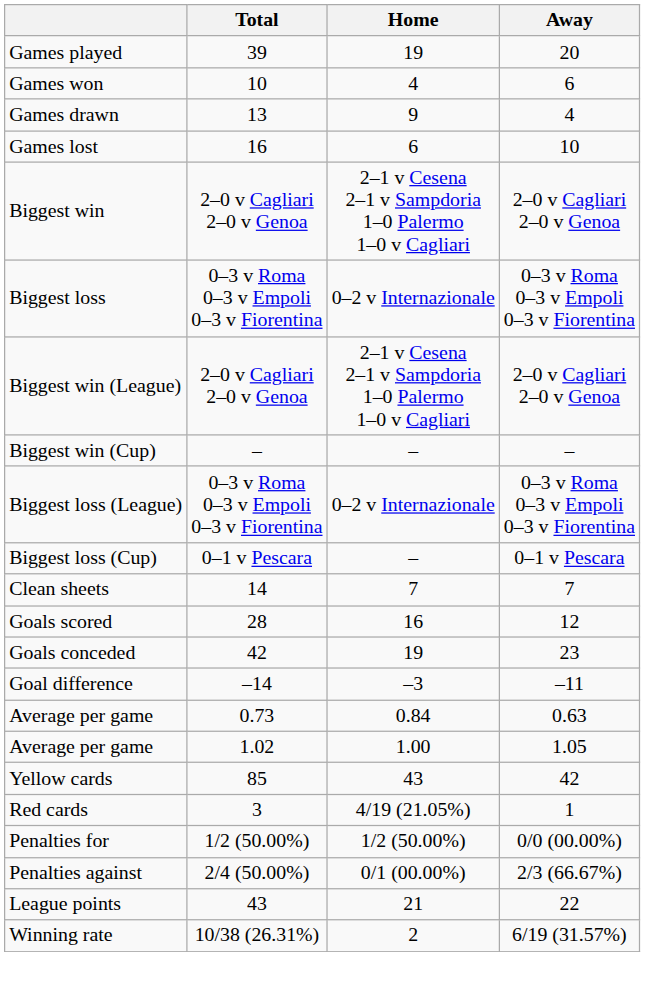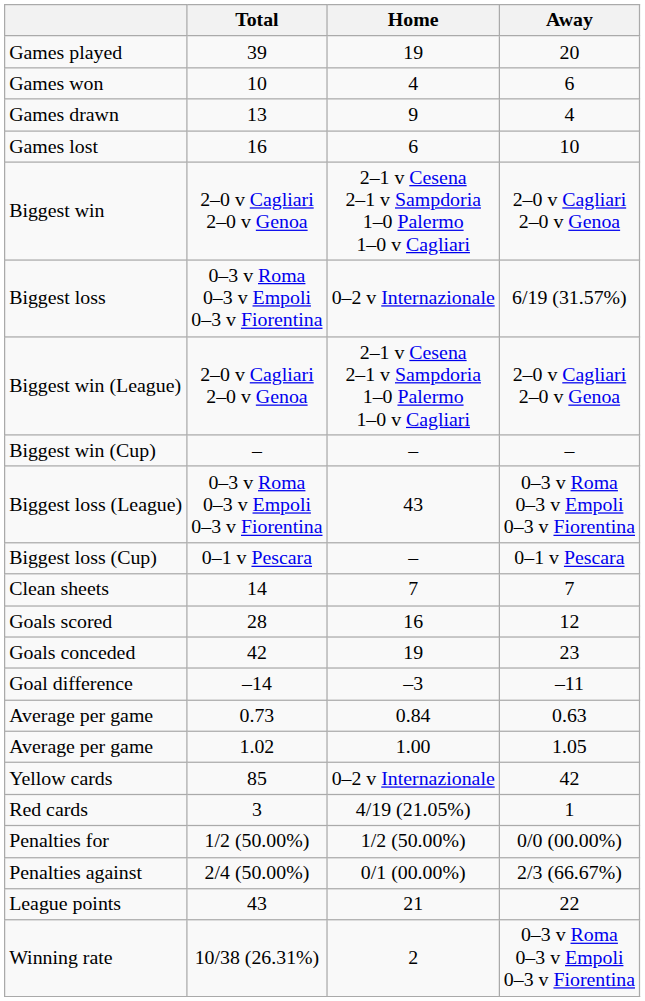(569, 298) 0–3 v Roma 0–3 v Empoli 0–3 v Fiorentina -> (569, 298) 6/19 (31.57%)
(413, 504) 0–2 v Internazionale -> (413, 504) 43
(413, 778) 43 -> (413, 778) 0–2 v Internazionale
(569, 935) 6/19 (31.57%) -> (569, 957) 0–3 v Roma 0–3 v Empoli 0–3 v Fiorentina
